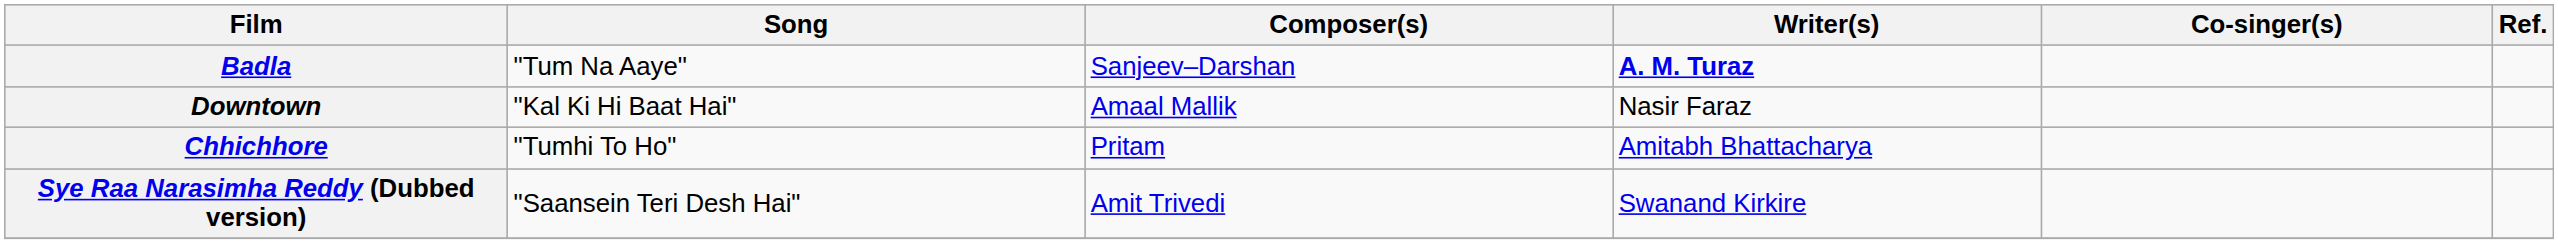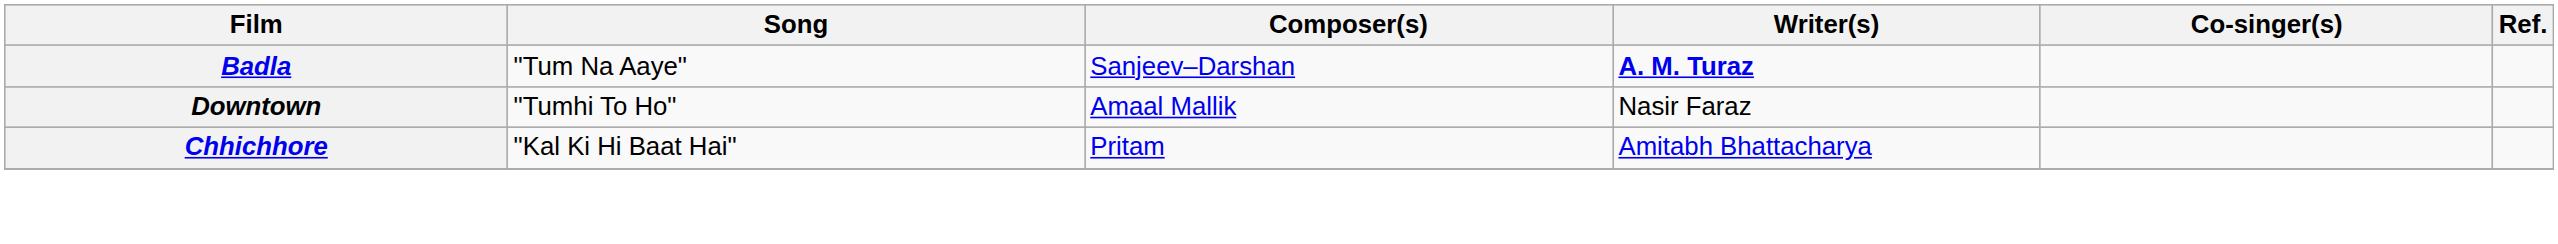(625, 106) "Kal Ki Hi Baat Hai" -> (595, 106) "Tumhi To Ho"
(595, 147) "Tumhi To Ho" -> (625, 147) "Kal Ki Hi Baat Hai"
- row: (256, 202)
